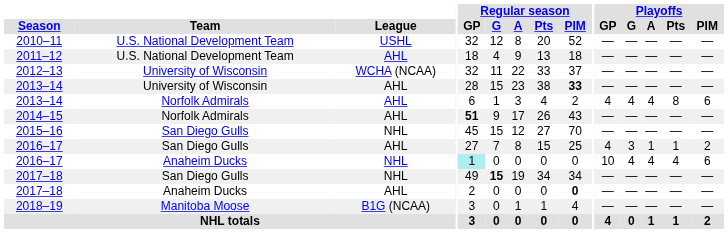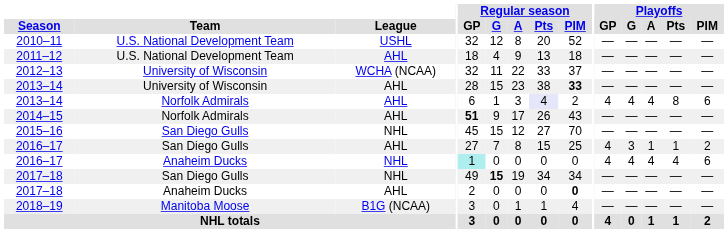(544, 101) no background -> (544, 101) lavender background
(608, 161) 10 -> (608, 161) 4
